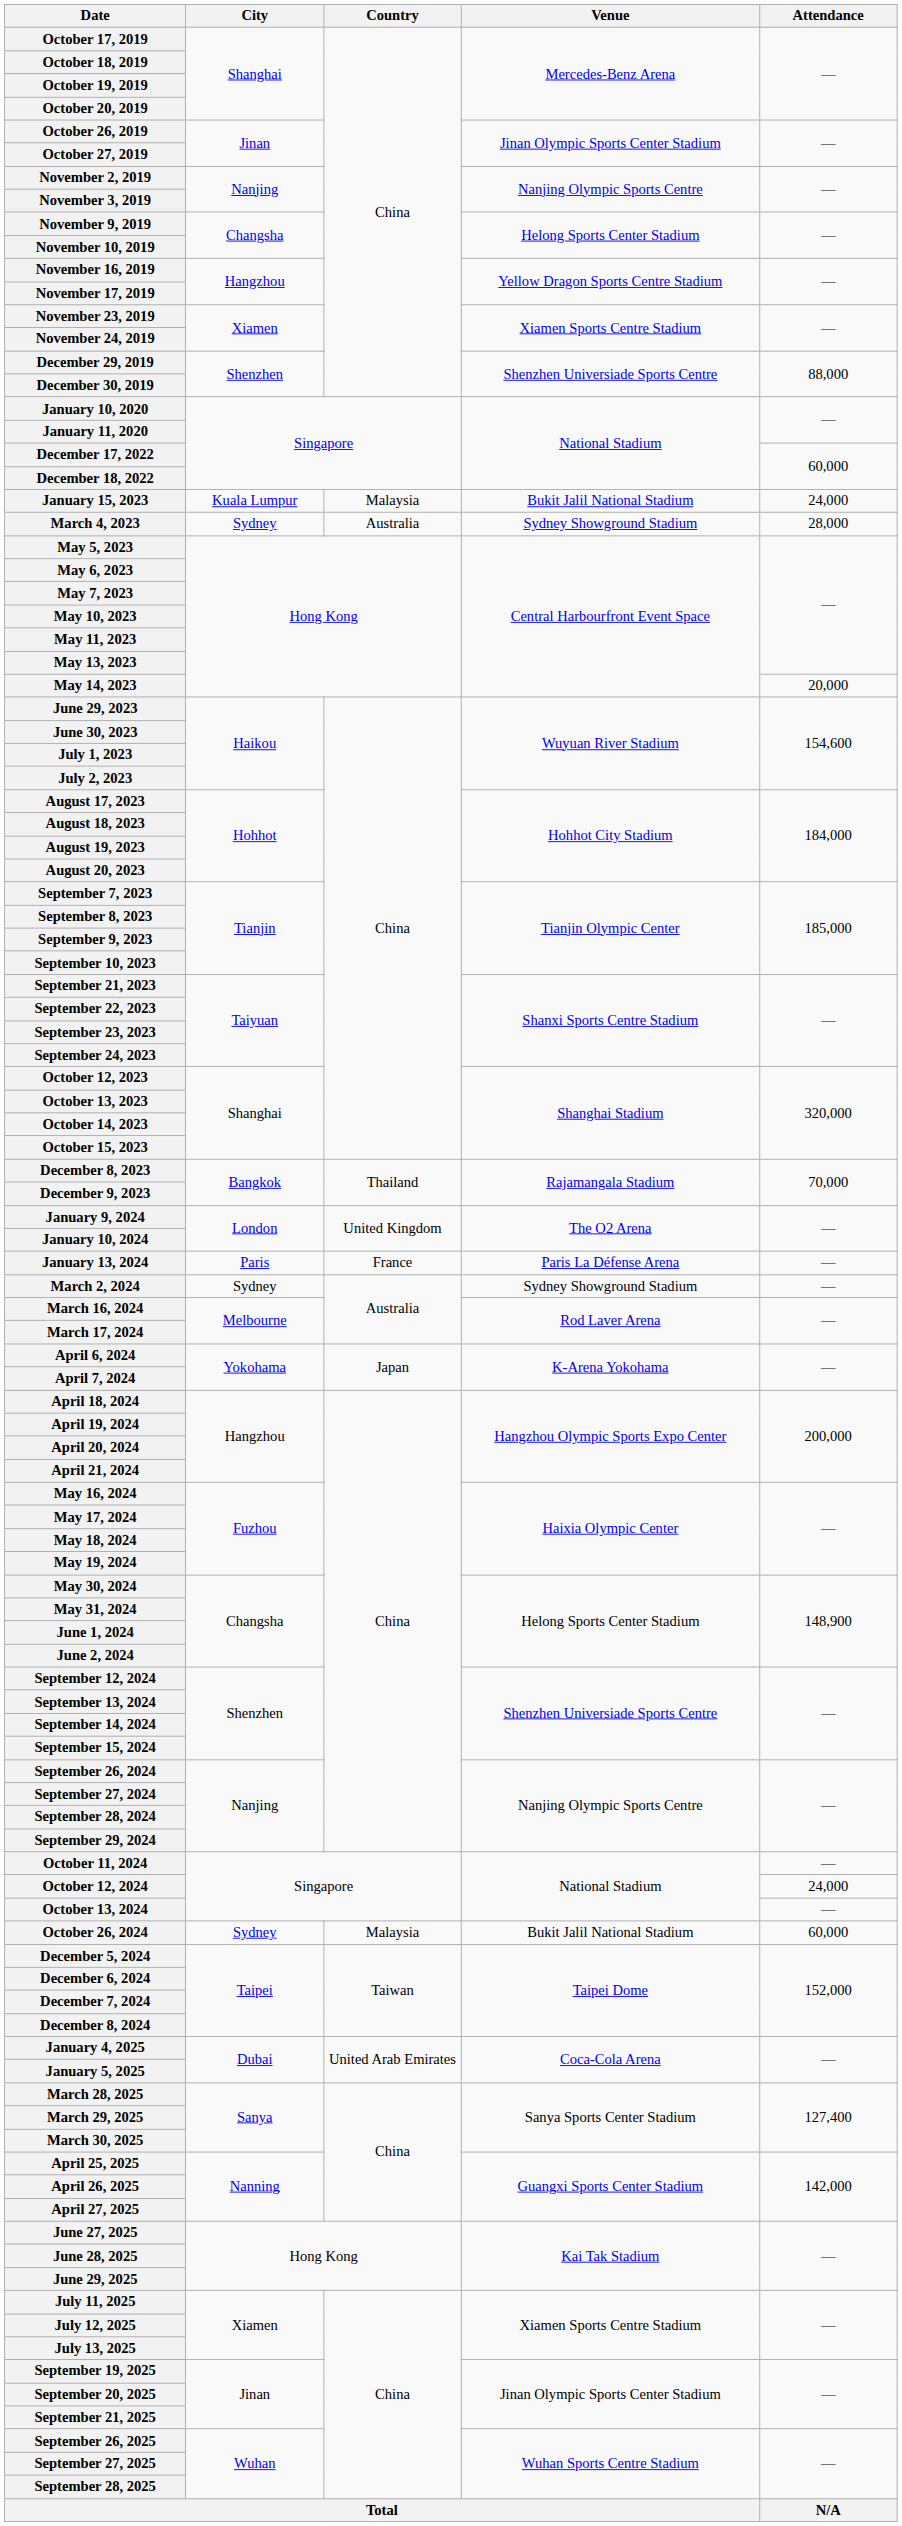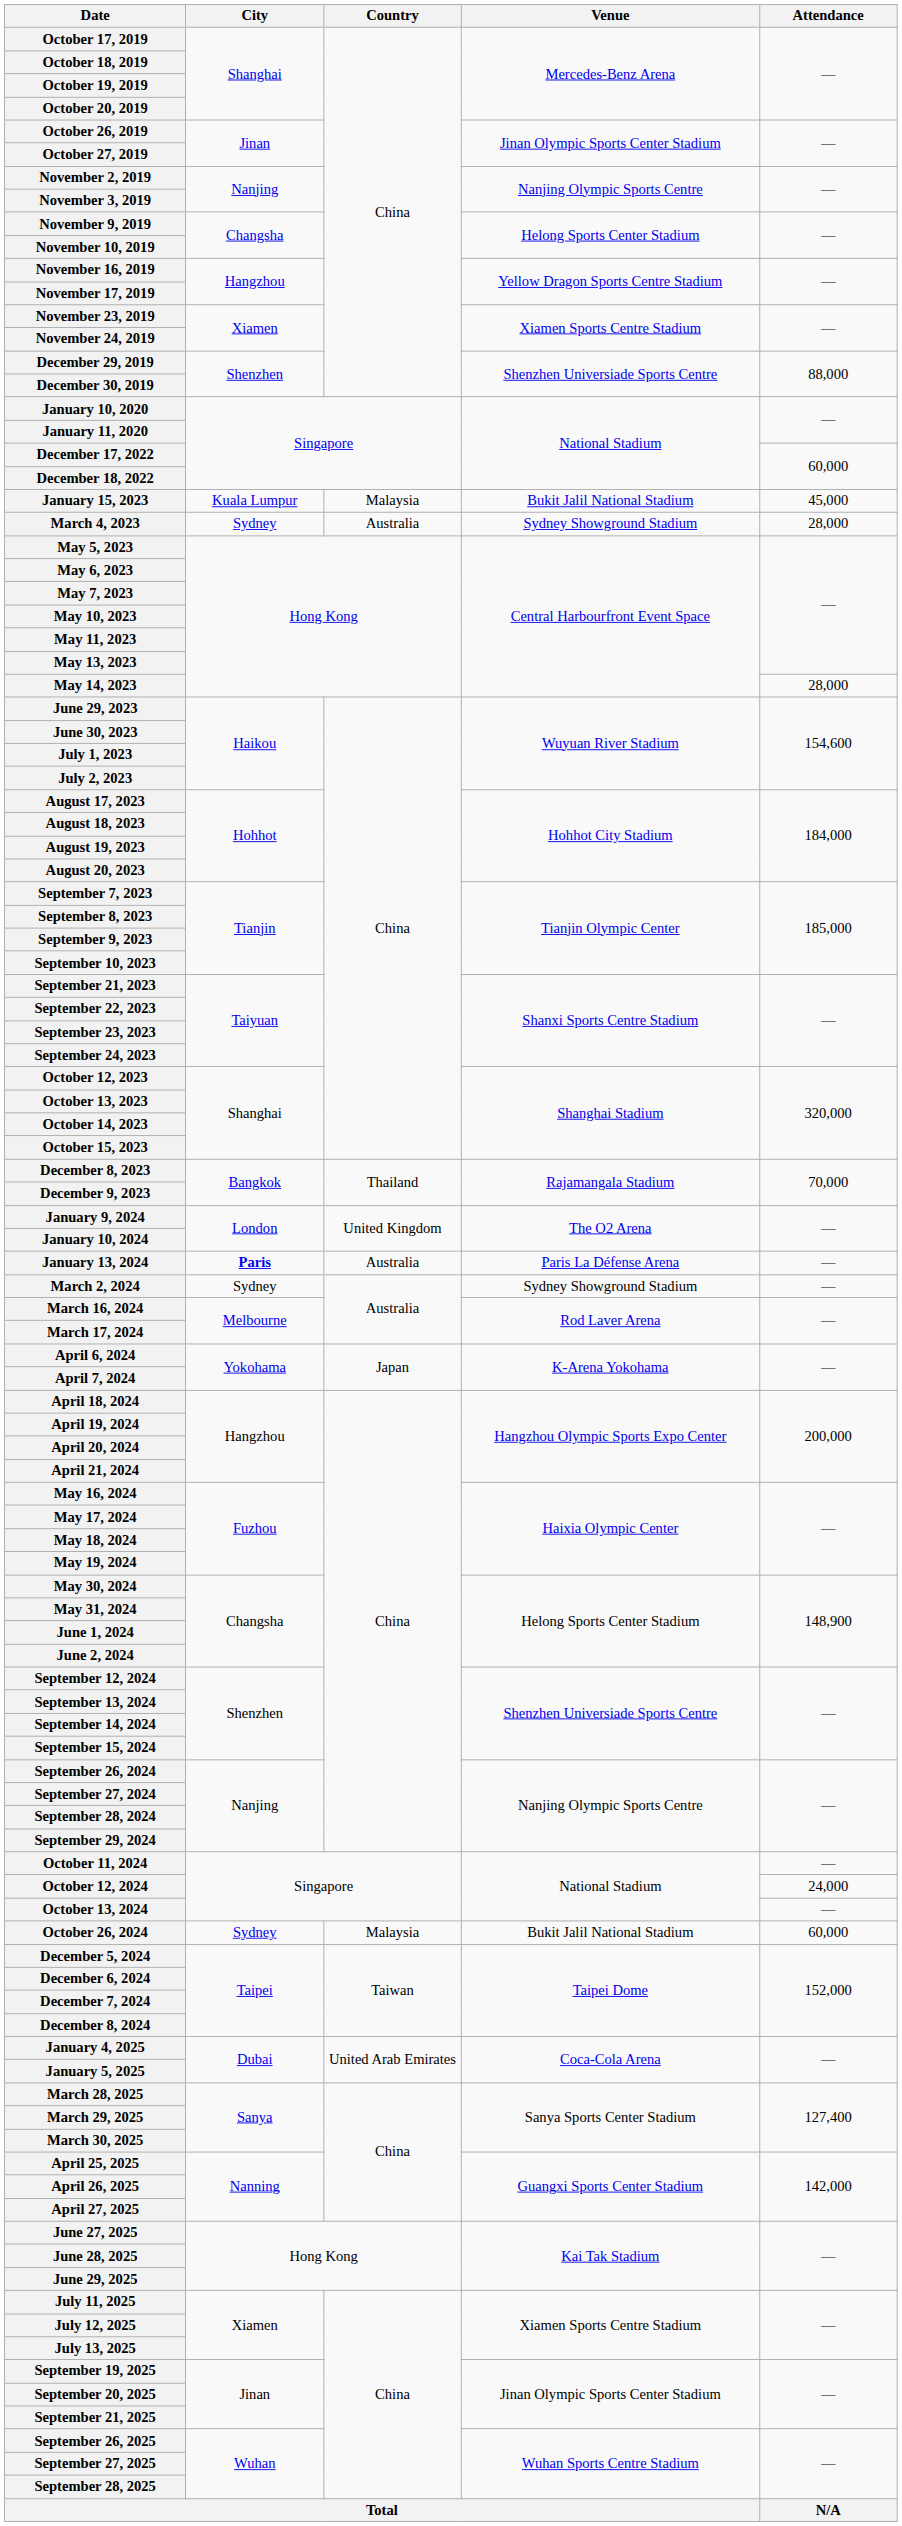(828, 500) 24,000 -> (828, 500) 45,000
(828, 685) 20,000 -> (828, 685) 28,000
(255, 1262) normal -> (255, 1262) bold
(393, 1262) France -> (393, 1262) Australia
